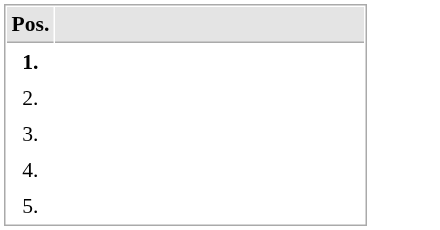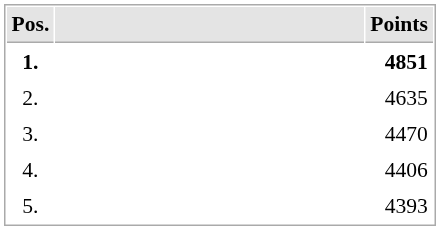+ column: (399, 24)
